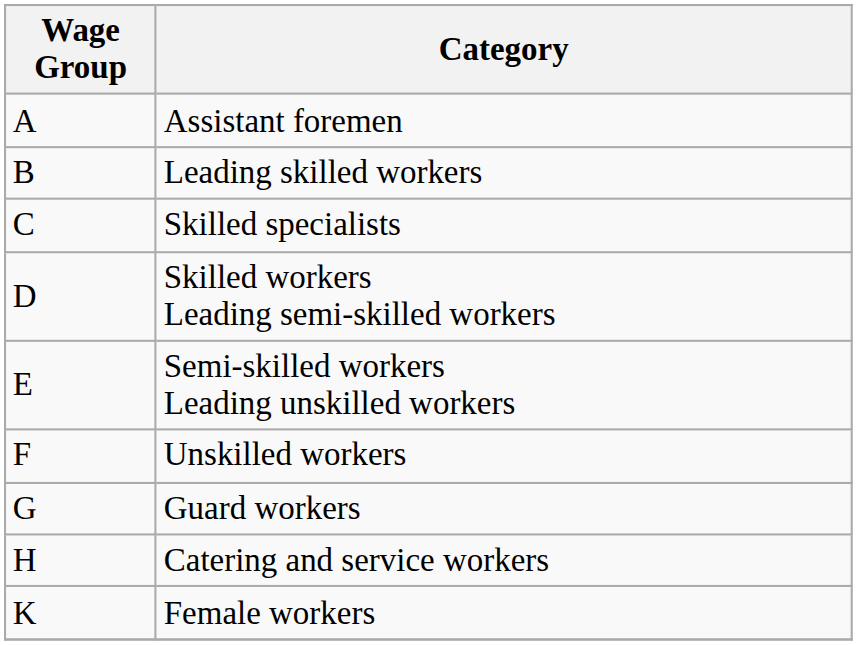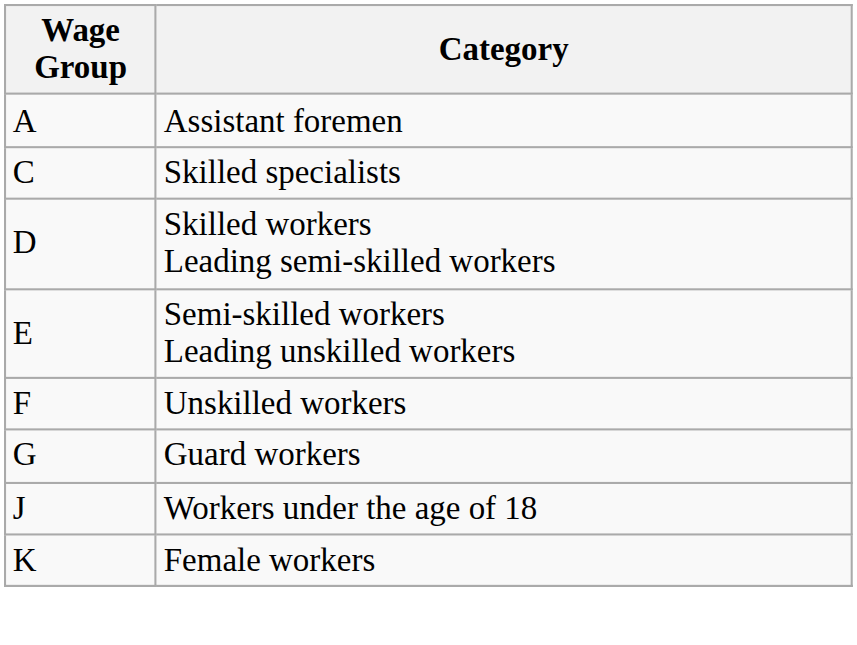- row: (323, 172)
- row: (356, 560)
+ row: (351, 507)
